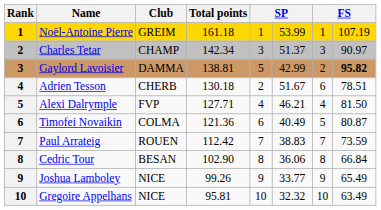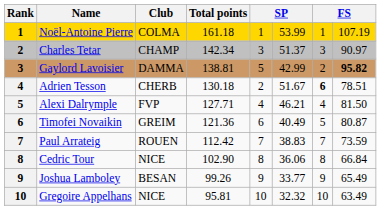(157, 31) GREIM -> (159, 31) COLMA
(323, 86) normal -> (323, 86) bold
(159, 123) COLMA -> (157, 123) GREIM
(157, 159) BESAN -> (152, 159) NICE
(152, 178) NICE -> (157, 178) BESAN
